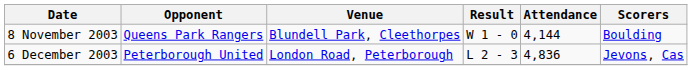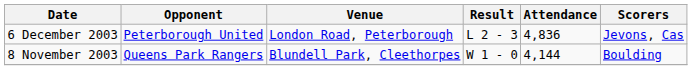rows swapped: (63, 34) <-> (63, 54)
